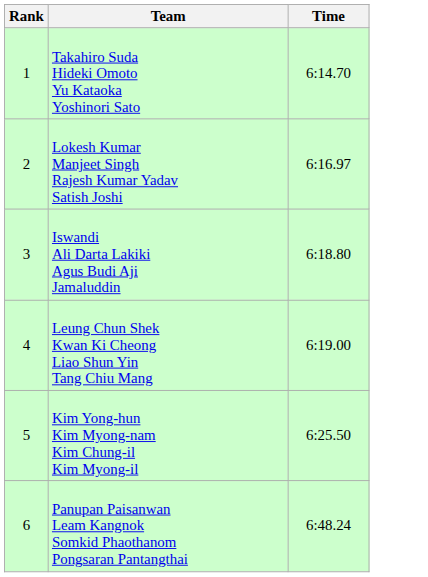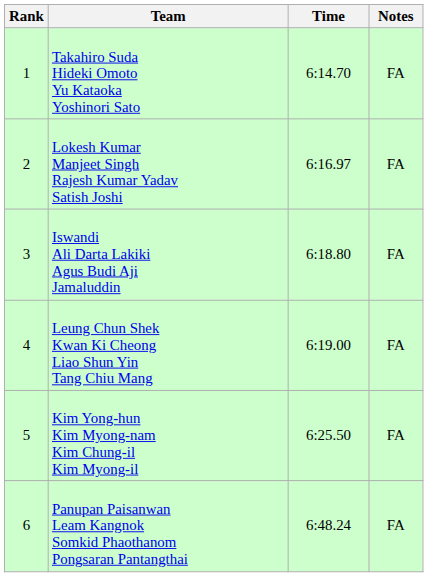+ column: (396, 16)
